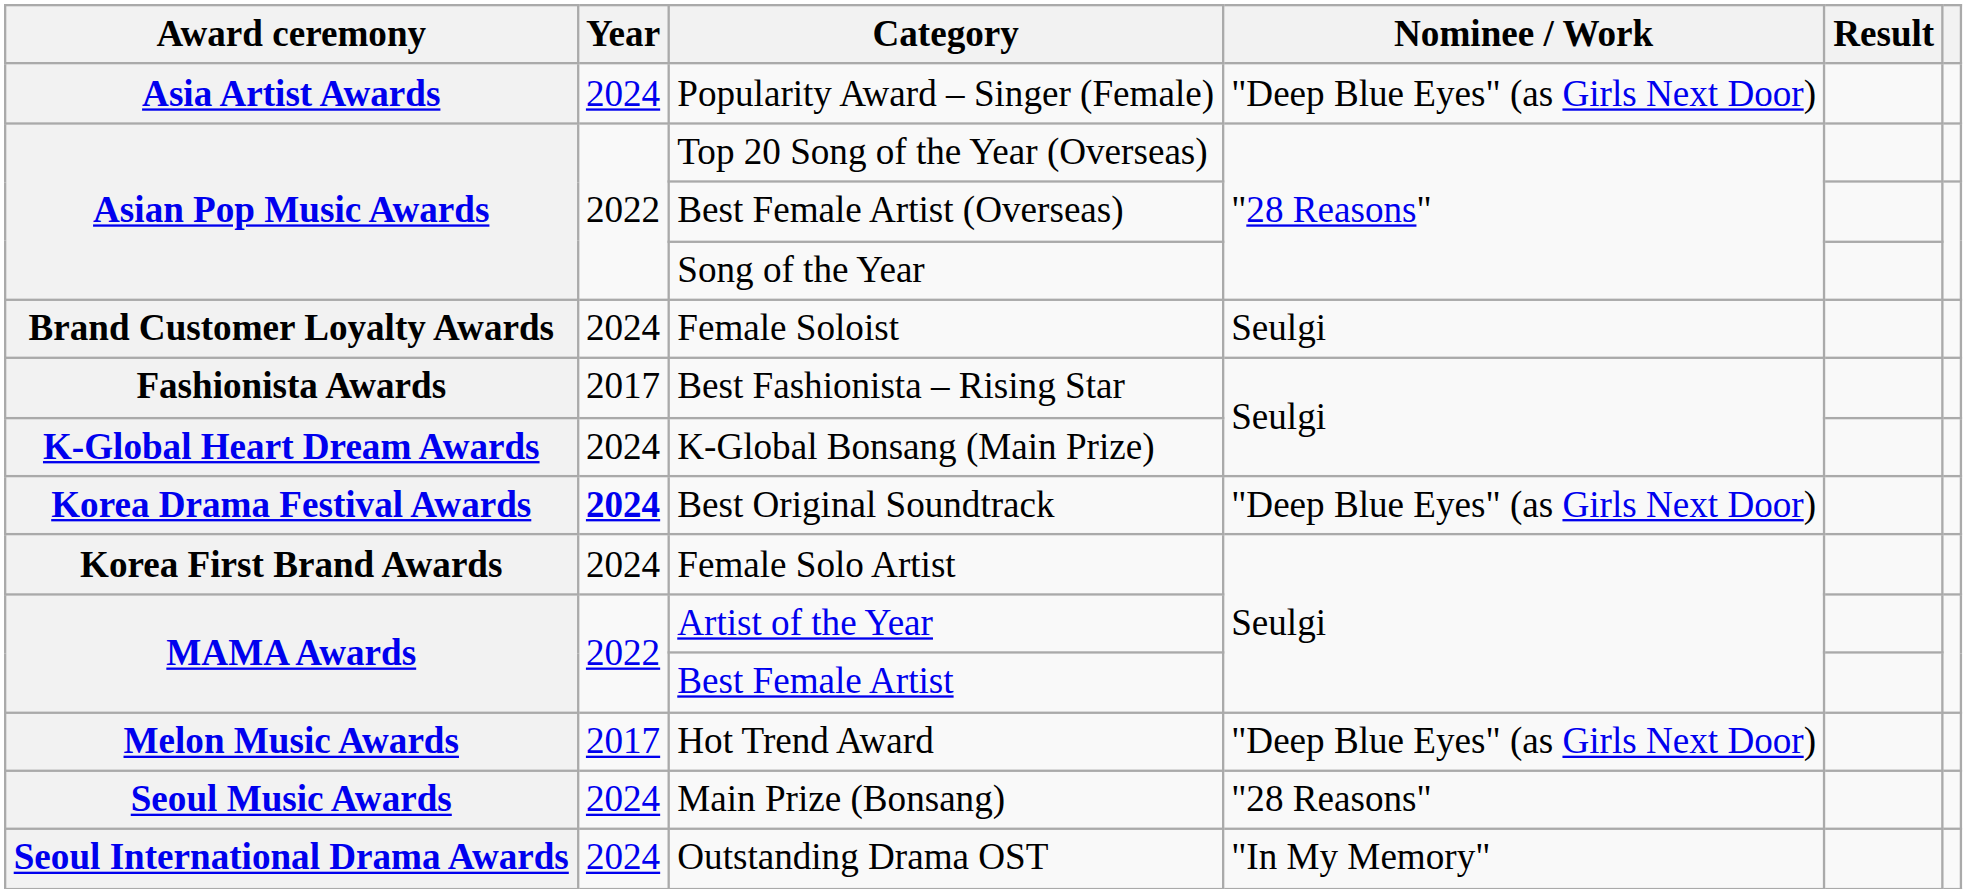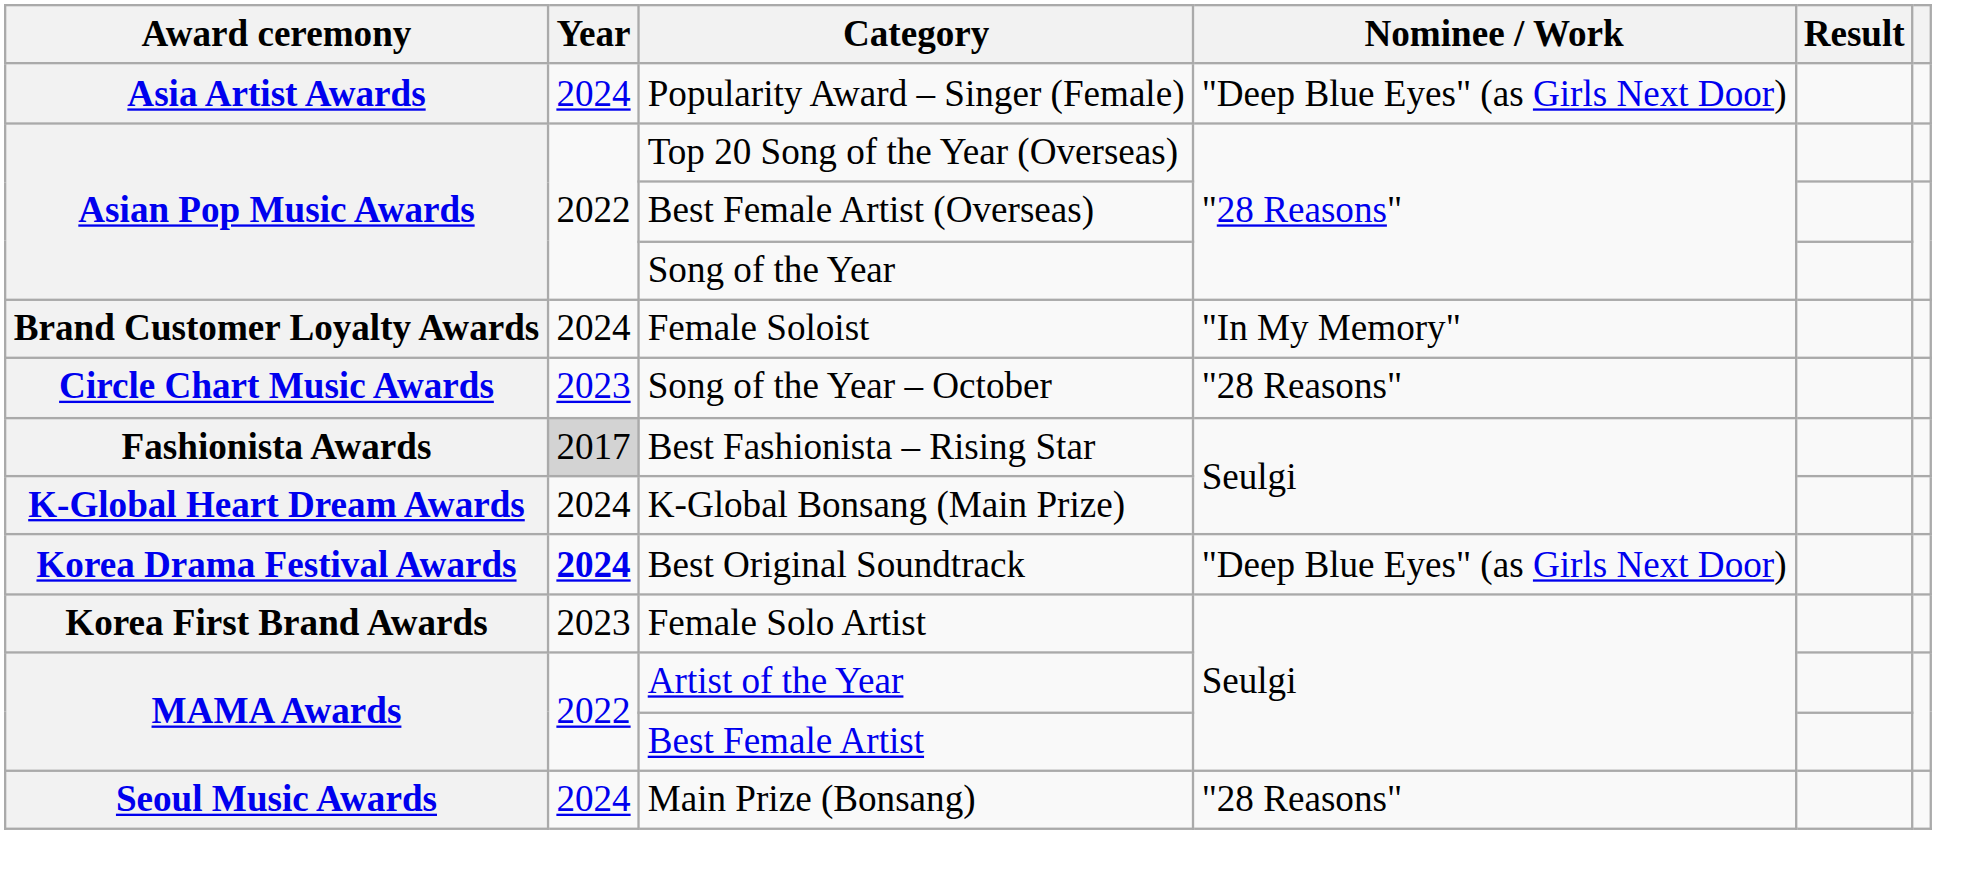(1279, 328) Seulgi -> (1331, 328) "In My Memory"
+ row: (850, 387)
(623, 387) no background -> (593, 446) lightgrey background
(623, 563) 2024 -> (593, 622) 2023
- row: (806, 740)
- row: (863, 858)
